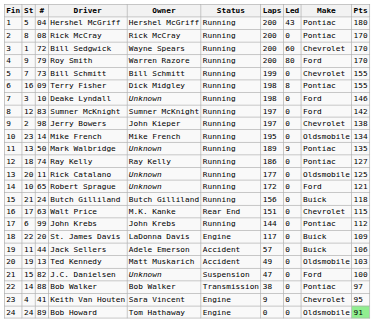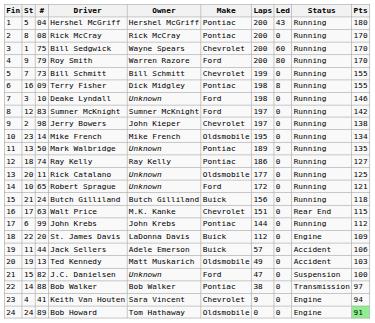columns swapped: (326, 11) <-> (231, 11)
(42, 49) 72 -> (42, 49) 75
(270, 237) 117 -> (260, 237) 112
(358, 300) 95 -> (358, 300) 94
